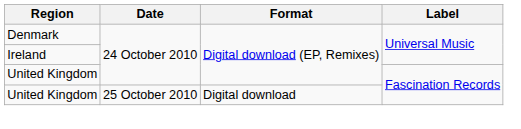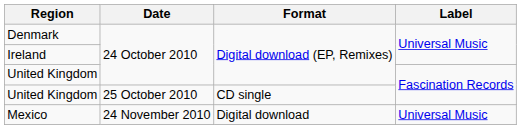(249, 94) Digital download -> (244, 94) CD single
+ row: (27, 114)
